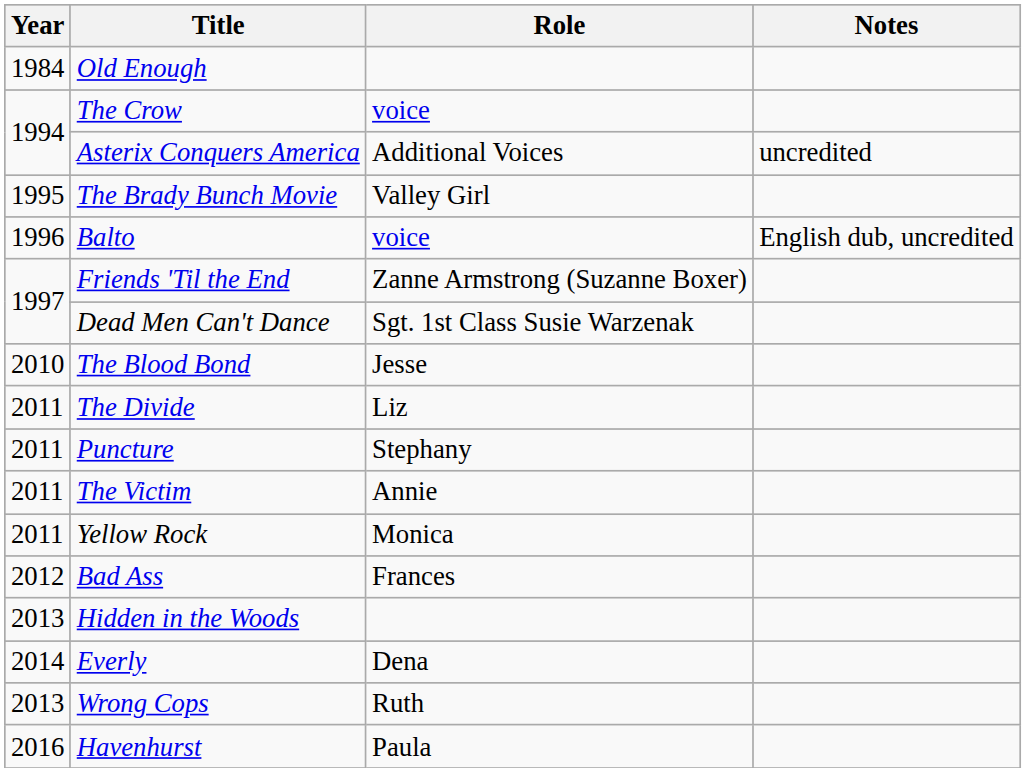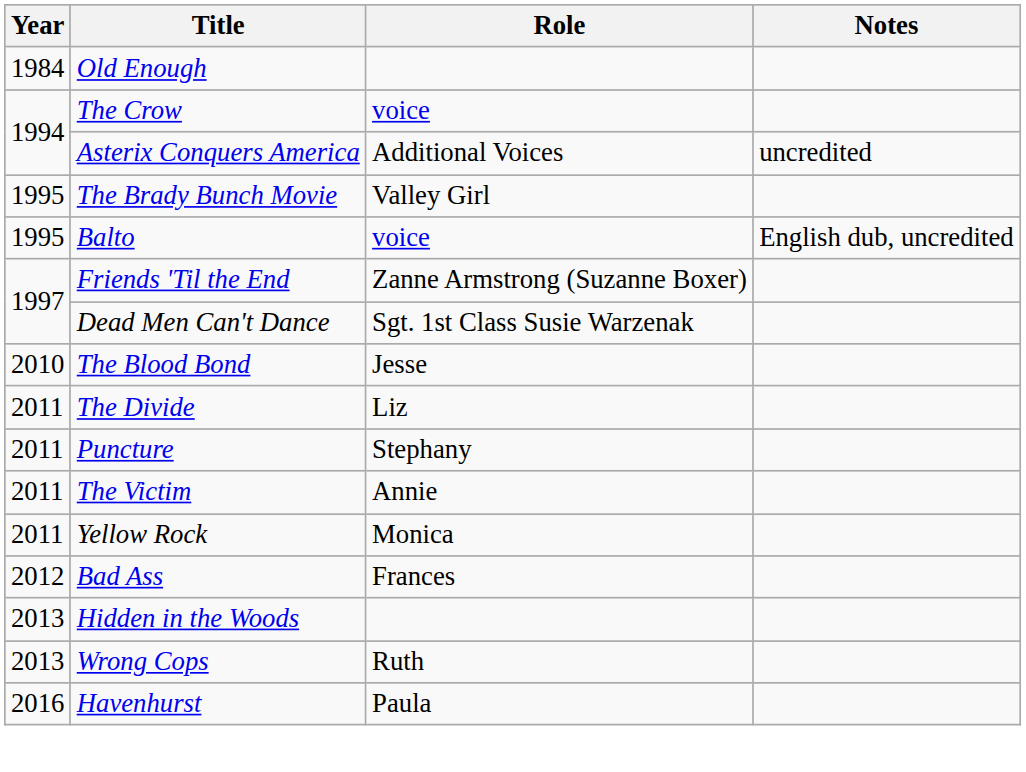(38, 237) 1996 -> (38, 237) 1995
- row: (112, 661)
